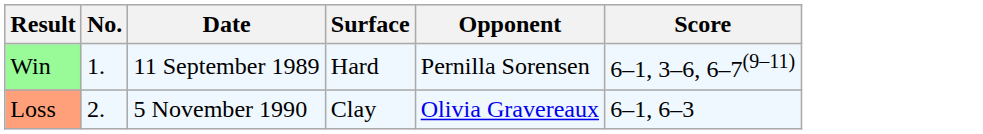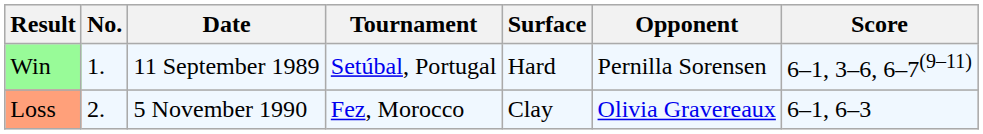+ column: (414, 23)
